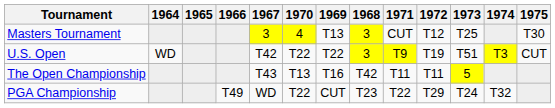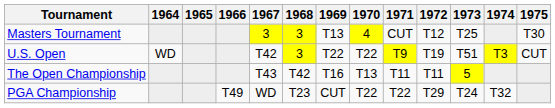columns swapped: (366, 14) <-> (299, 14)
